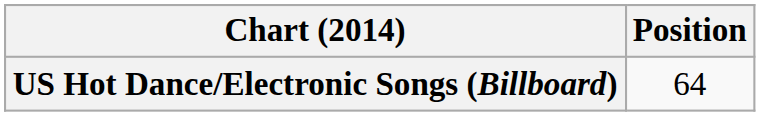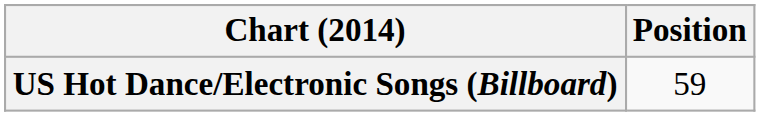(690, 83) 64 -> (690, 83) 59
